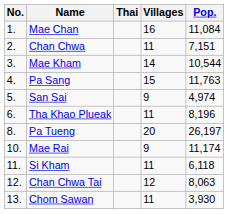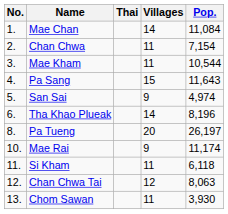(149, 30) 16 -> (149, 30) 14
(202, 47) 7,151 -> (202, 47) 7,154
(149, 64) 14 -> (149, 64) 11
(204, 81) 11,763 -> (204, 81) 11,643
(149, 115) 11 -> (149, 115) 14
